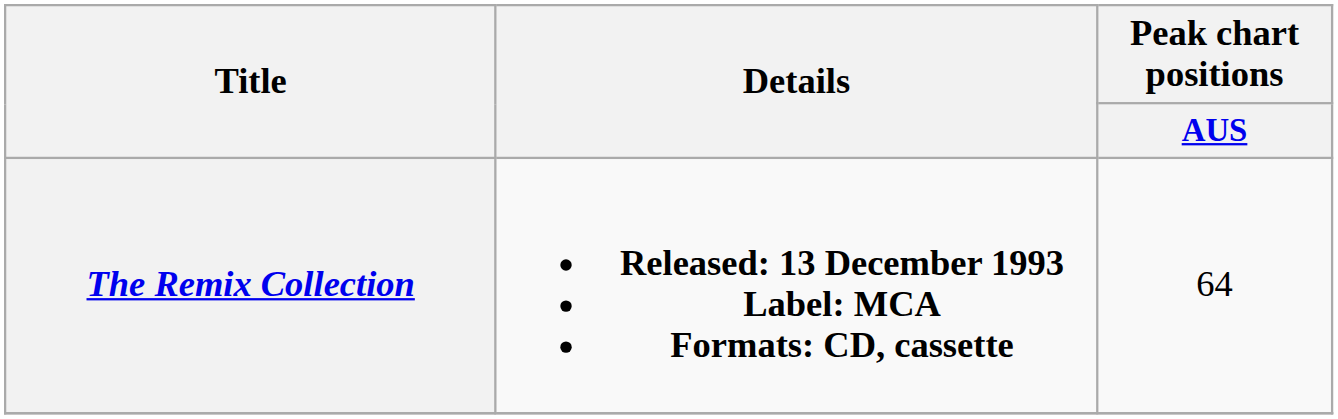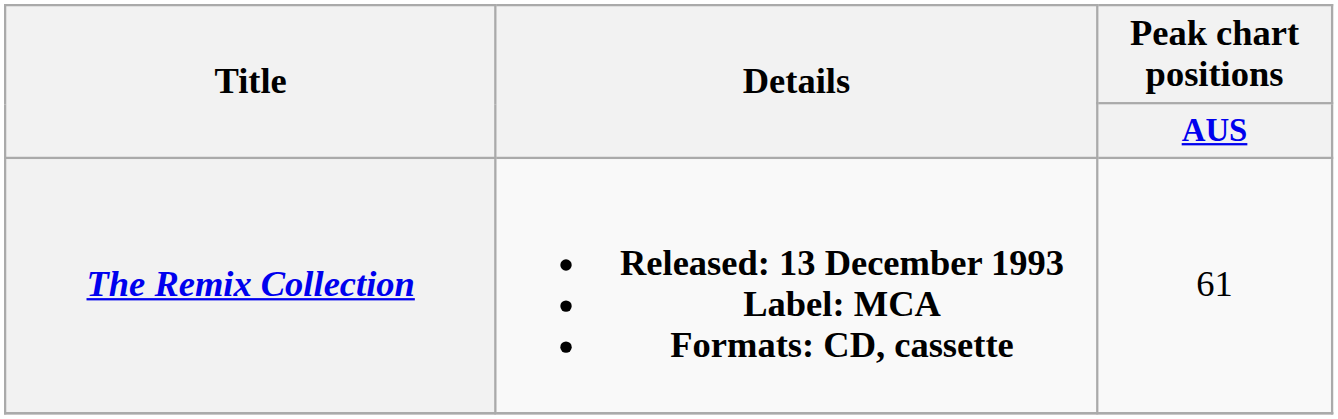(1215, 284) 64 -> (1215, 284) 61
